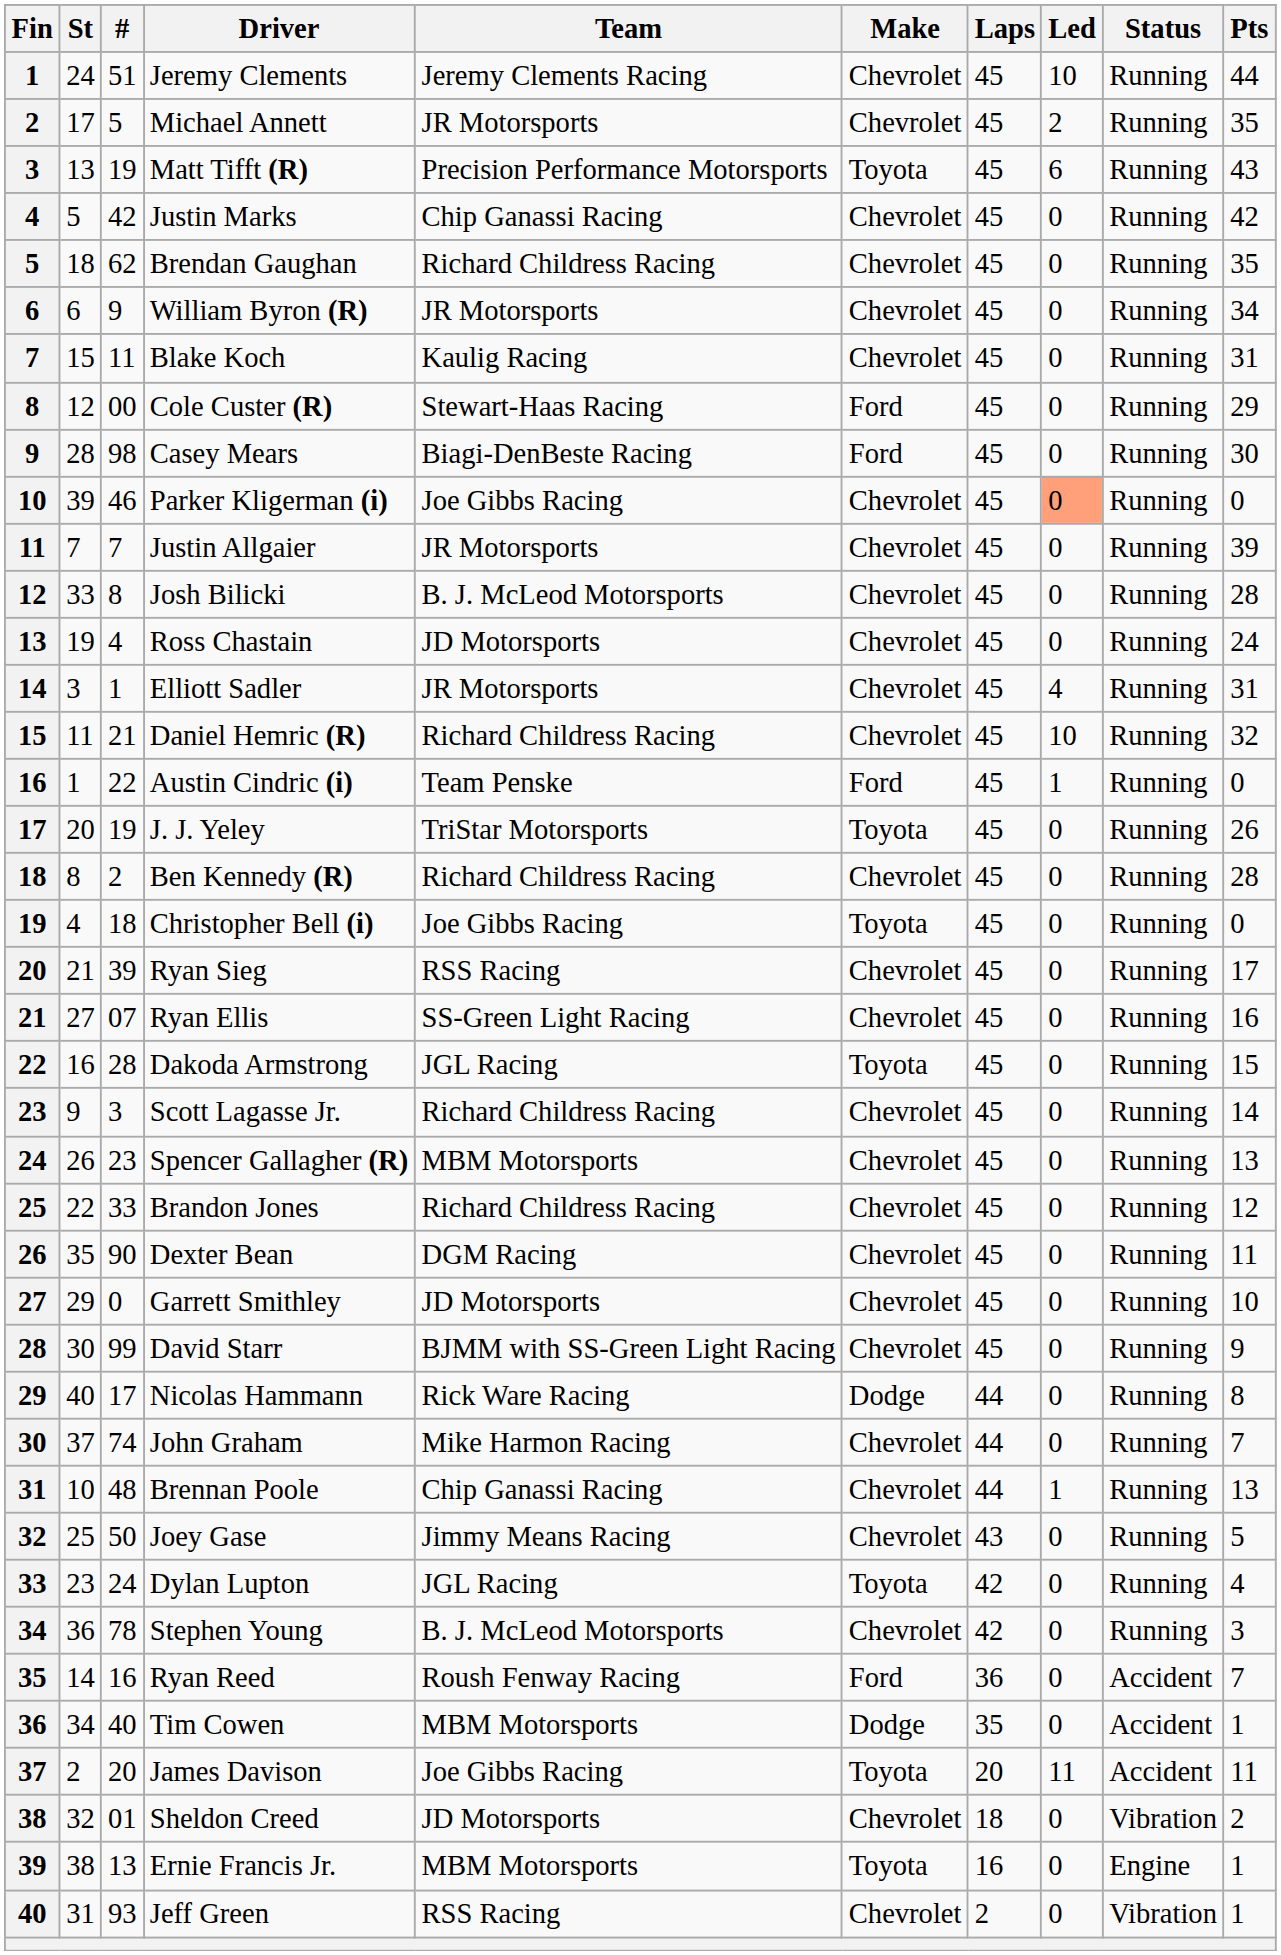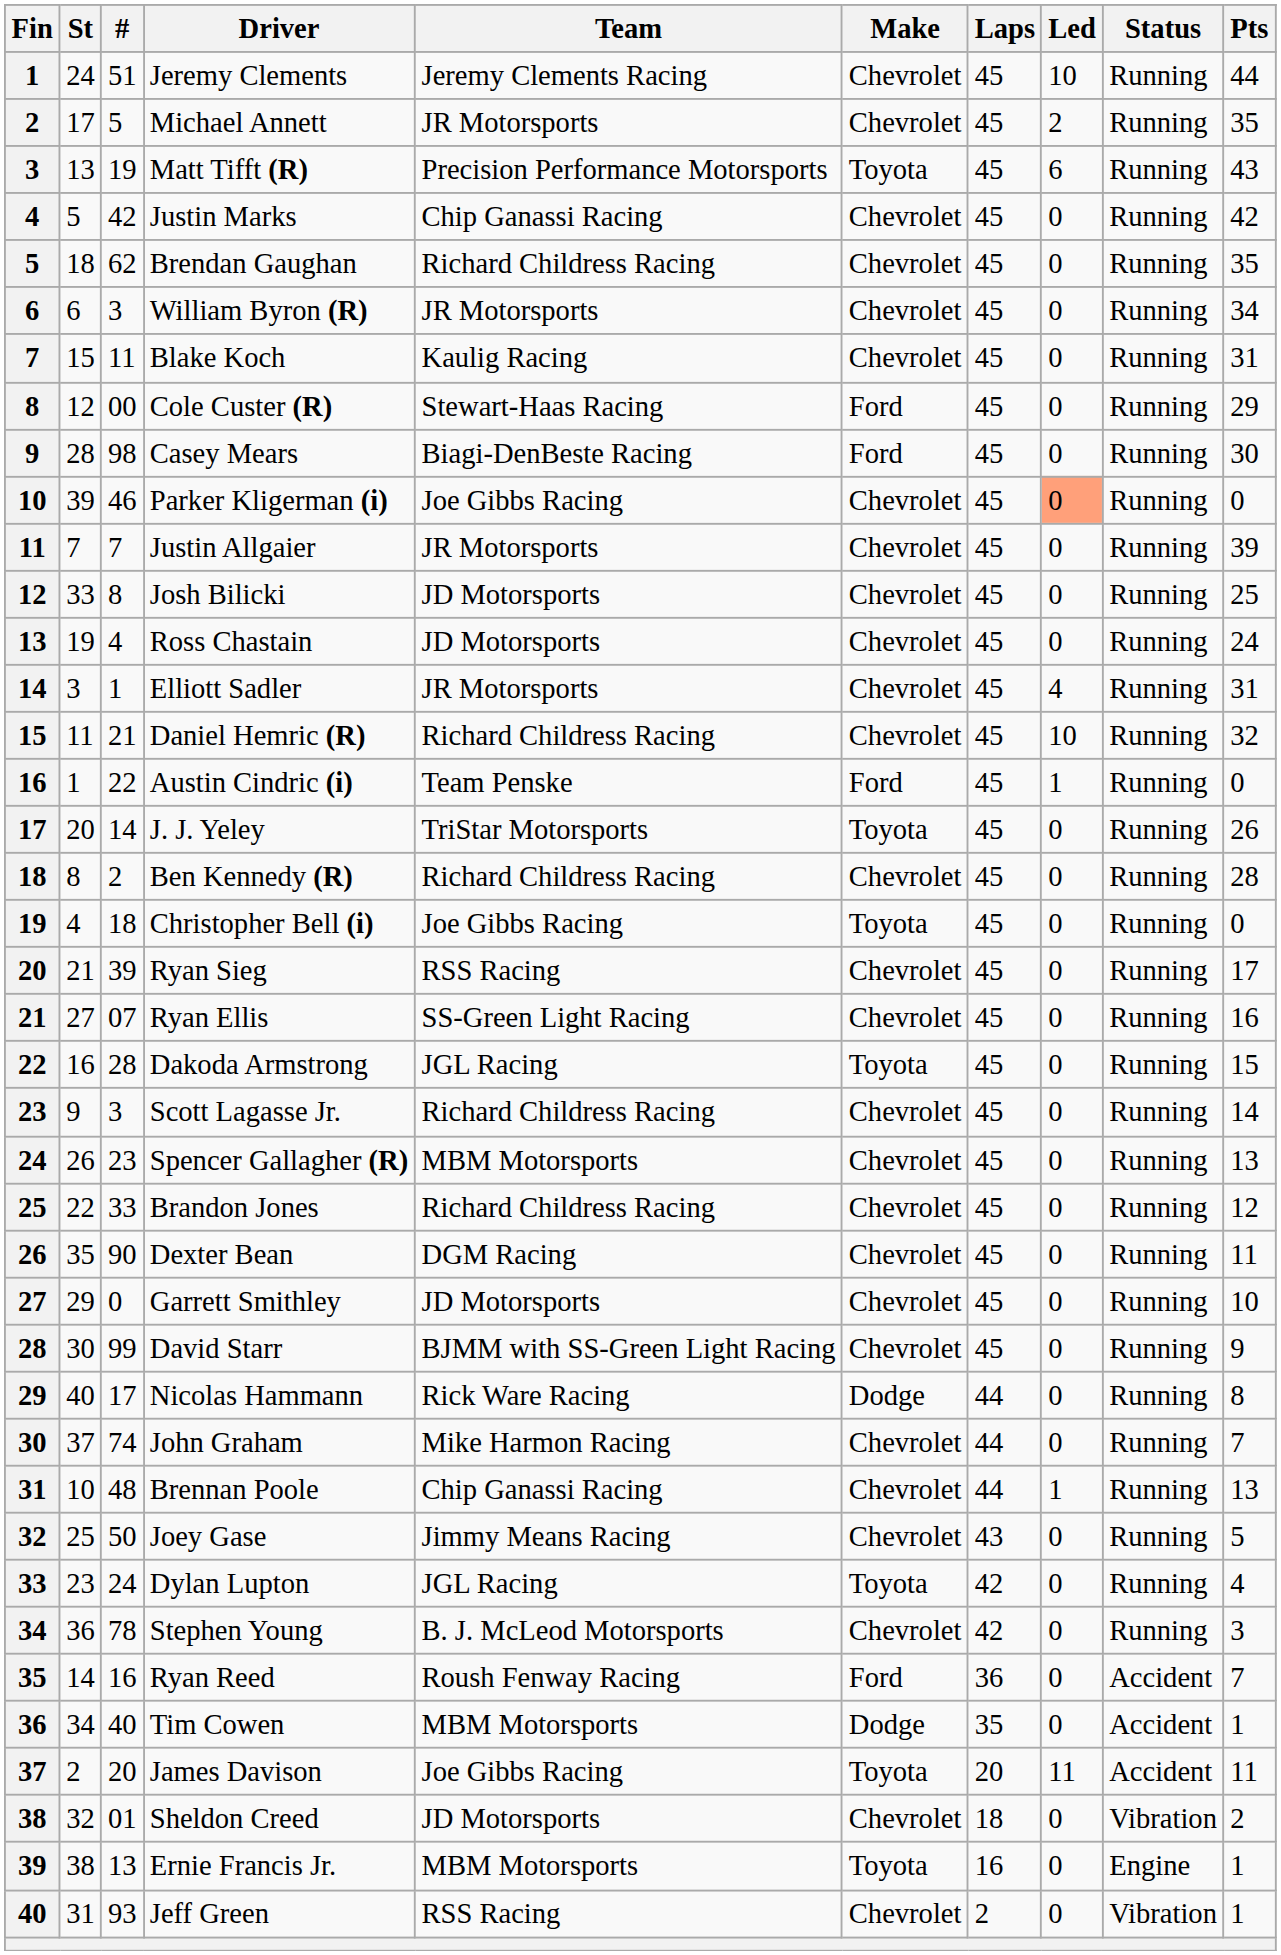(115, 310) 9 -> (115, 310) 3
(573, 593) B. J. McLeod Motorsports -> (511, 593) JD Motorsports
(1244, 593) 28 -> (1244, 593) 25
(122, 829) 19 -> (122, 829) 14
